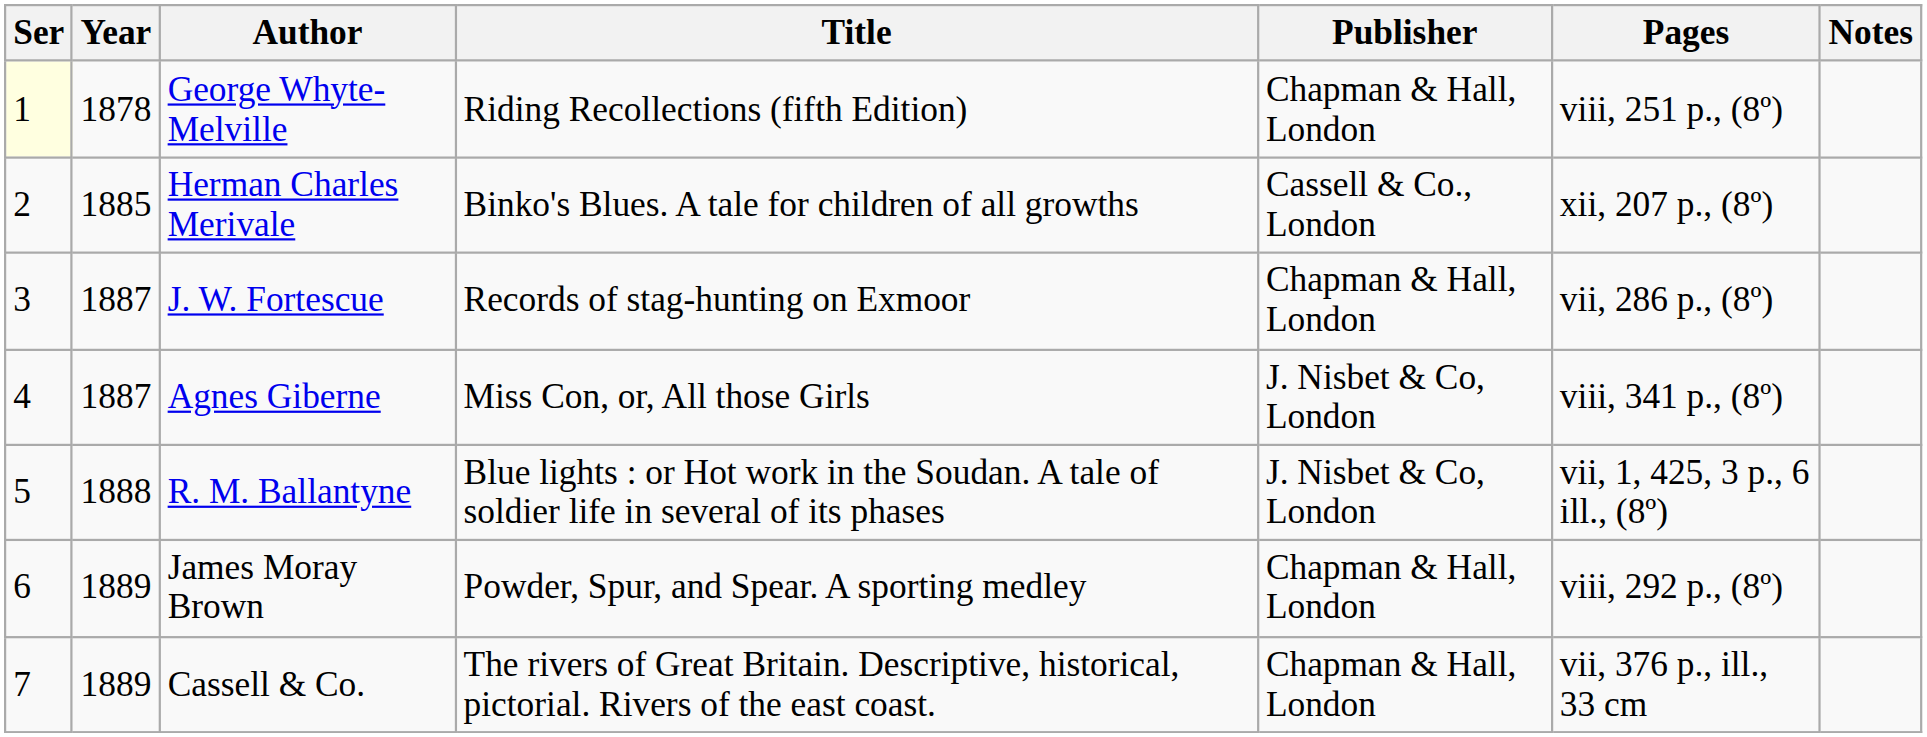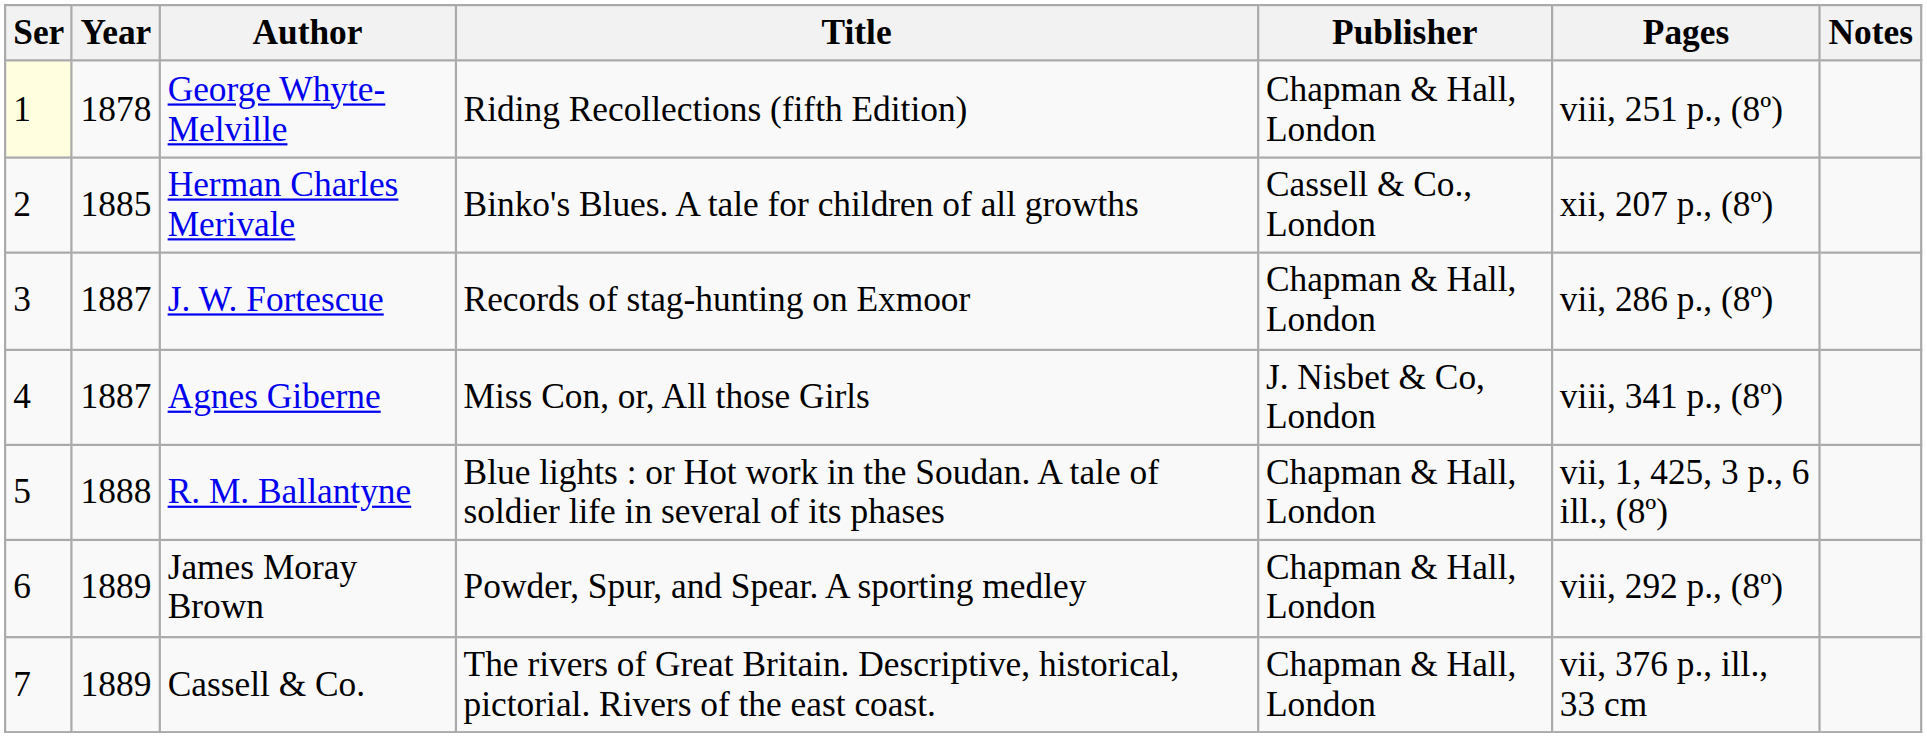(1375, 491) J. Nisbet & Co, London -> (1391, 491) Chapman & Hall, London
